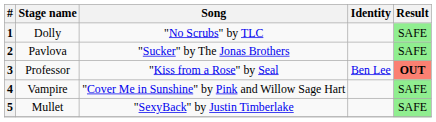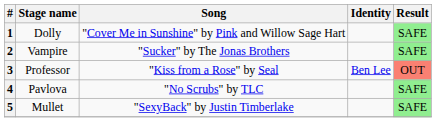(214, 32) "No Scrubs" by TLC -> (214, 32) "Cover Me in Sunshine" by Pink and Willow Sage Hart
(48, 51) Pavlova -> (48, 51) Vampire
(412, 70) bold -> (412, 70) normal
(48, 88) Vampire -> (48, 88) Pavlova
(214, 88) "Cover Me in Sunshine" by Pink and Willow Sage Hart -> (214, 88) "No Scrubs" by TLC
